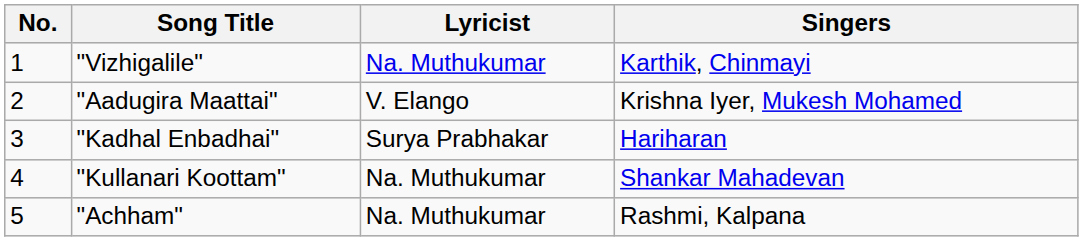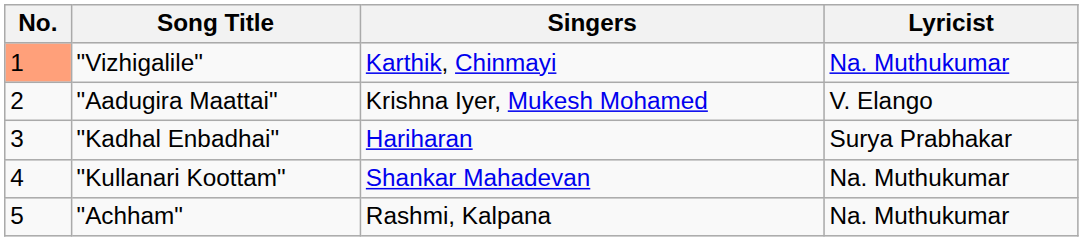columns swapped: (846, 23) <-> (487, 23)
(17, 62) no background -> (17, 62) lightsalmon background
